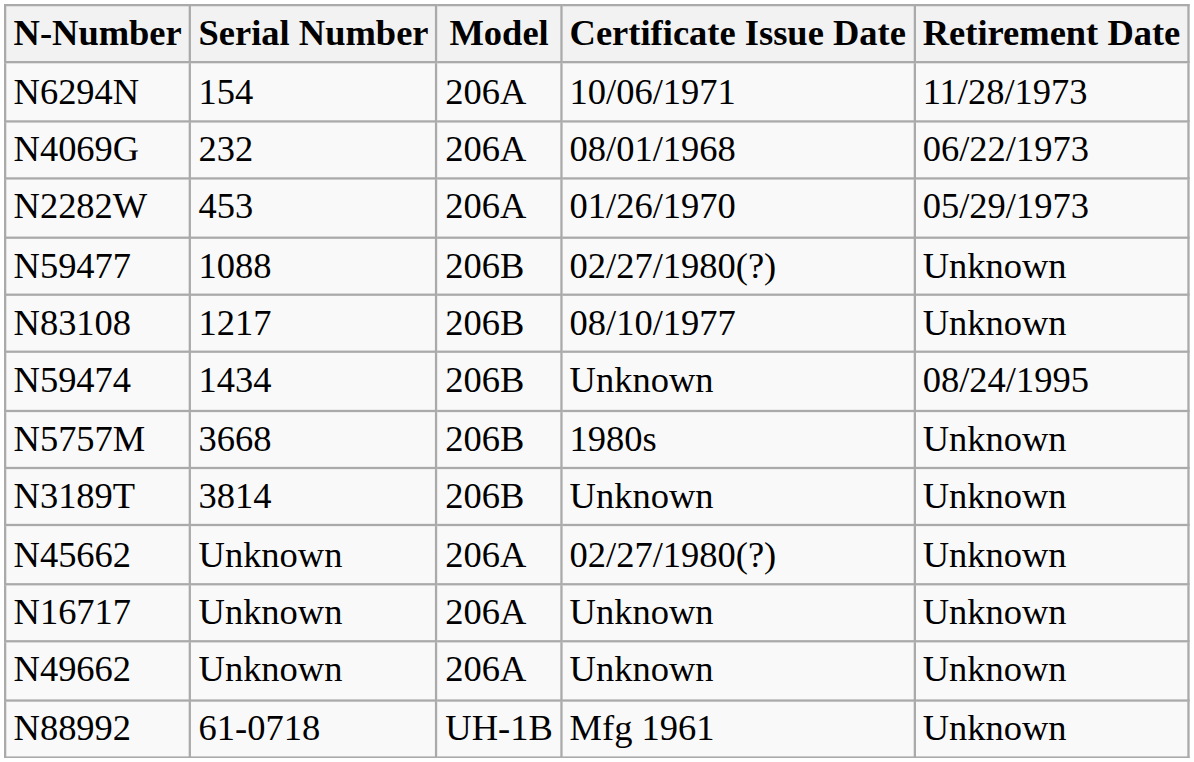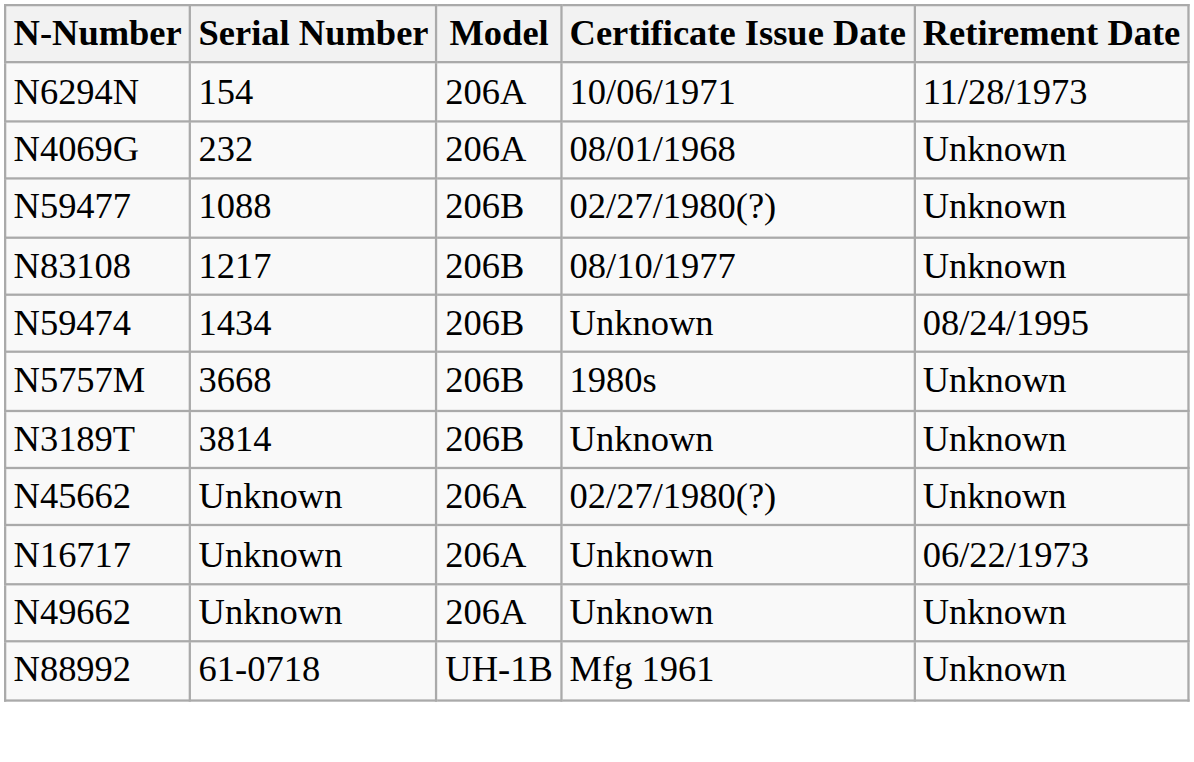(1006, 149) 06/22/1973 -> (995, 149) Unknown
- row: (80, 206)
(995, 611) Unknown -> (1006, 554) 06/22/1973
